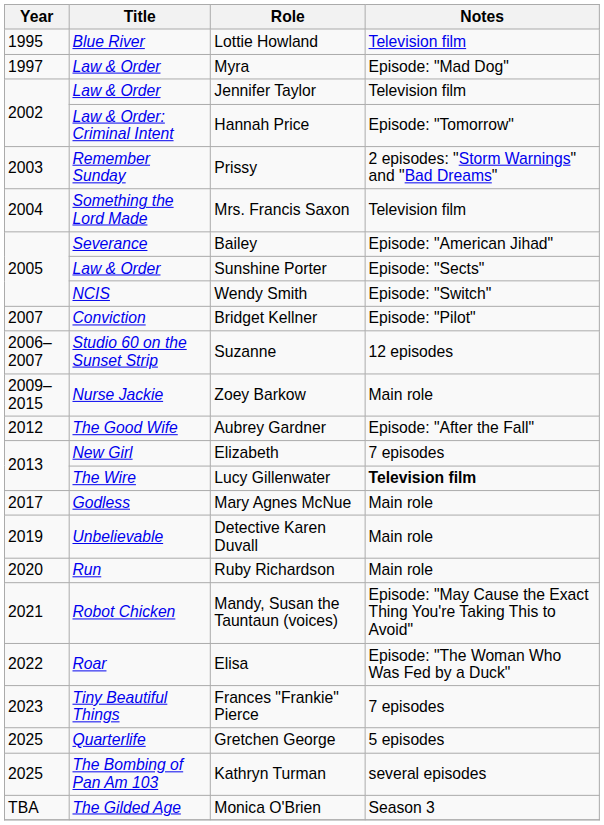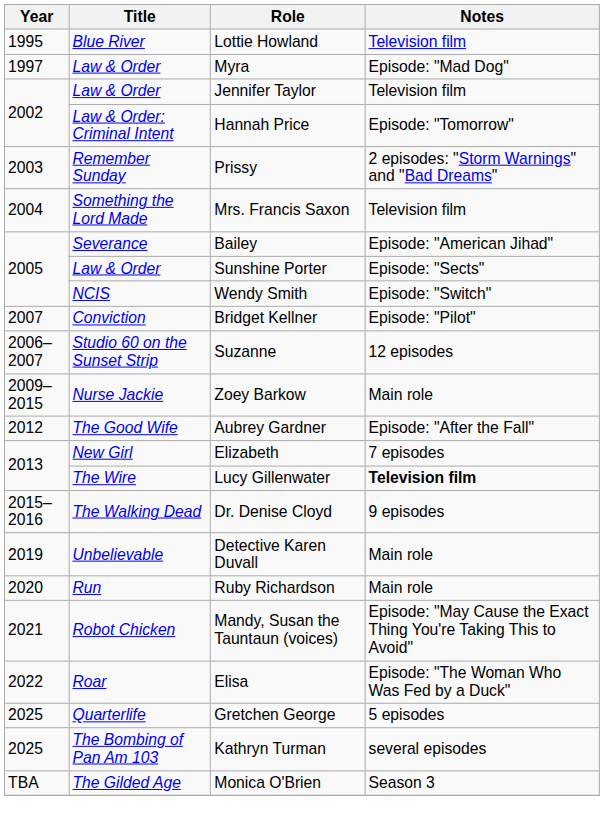+ row: (273, 511)
- row: (283, 503)
- row: (277, 706)
